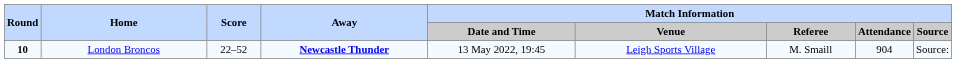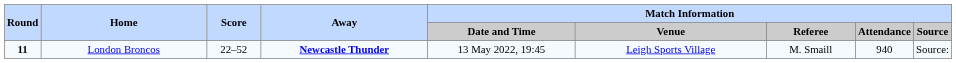(23, 49) 10 -> (23, 49) 11
(884, 49) 904 -> (884, 49) 940
